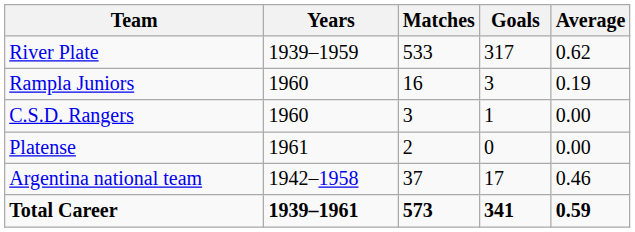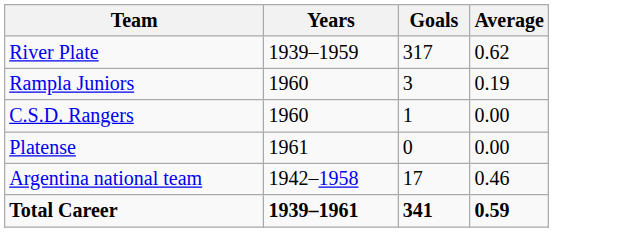- column: (439, 20)
